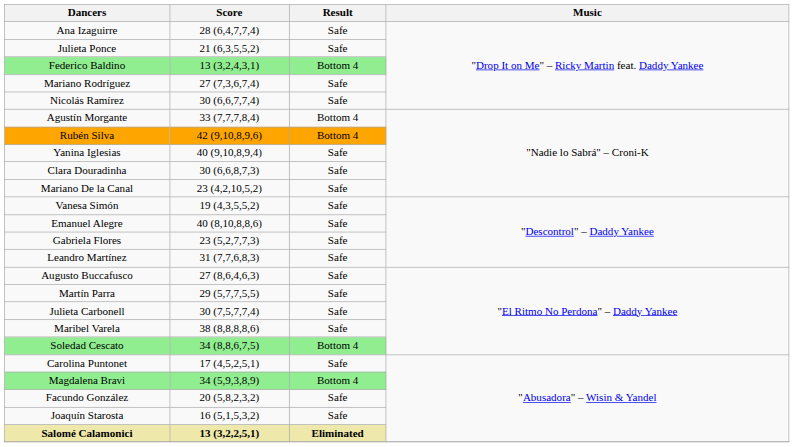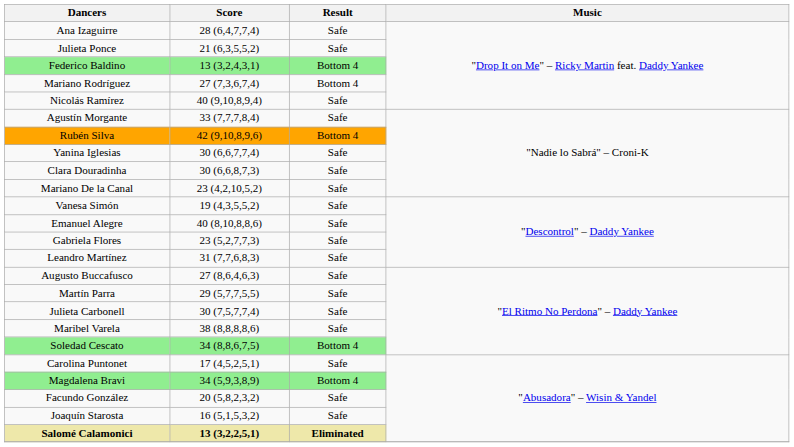(338, 83) Safe -> (338, 83) Bottom 4
(229, 100) 30 (6,6,7,7,4) -> (229, 100) 40 (9,10,8,9,4)
(338, 118) Bottom 4 -> (338, 118) Safe
(229, 153) 40 (9,10,8,9,4) -> (229, 153) 30 (6,6,7,7,4)
